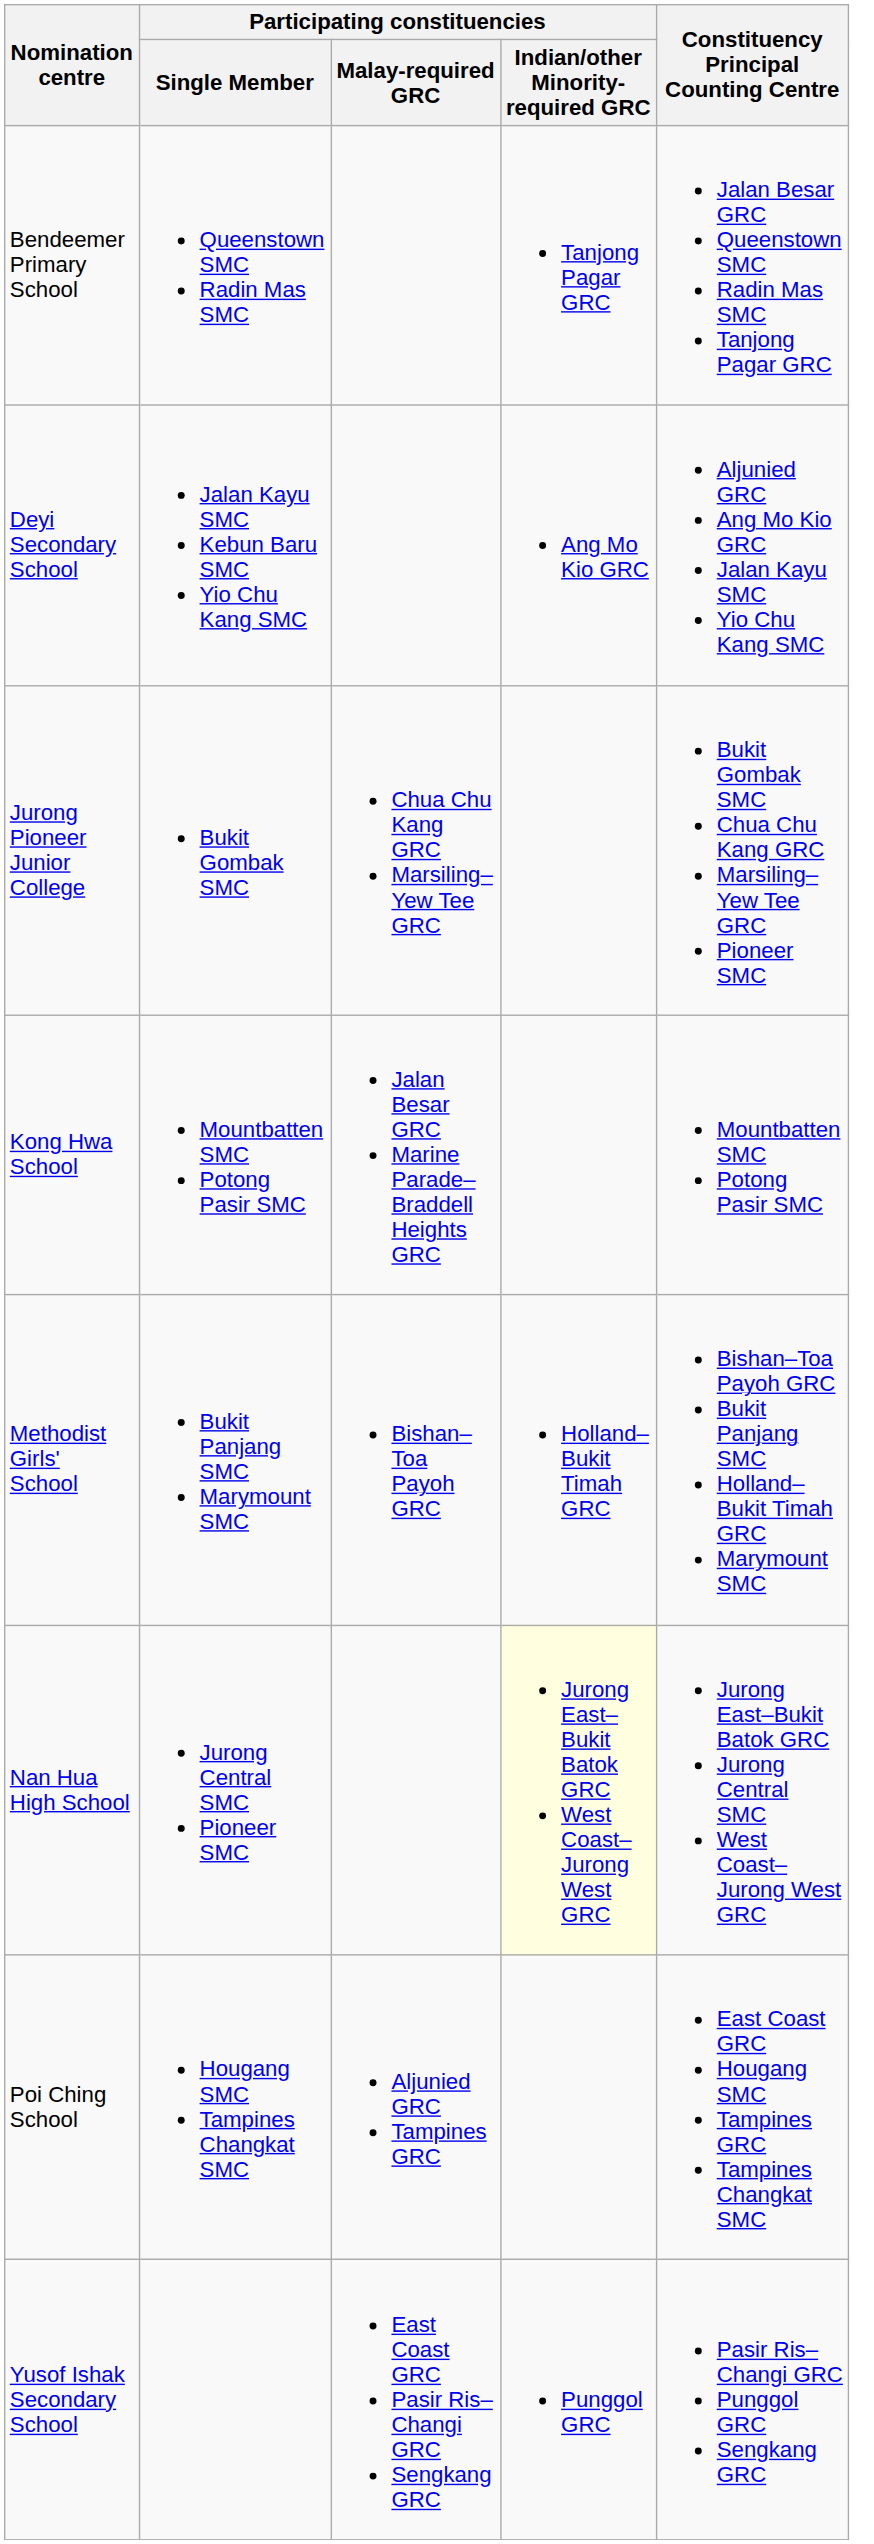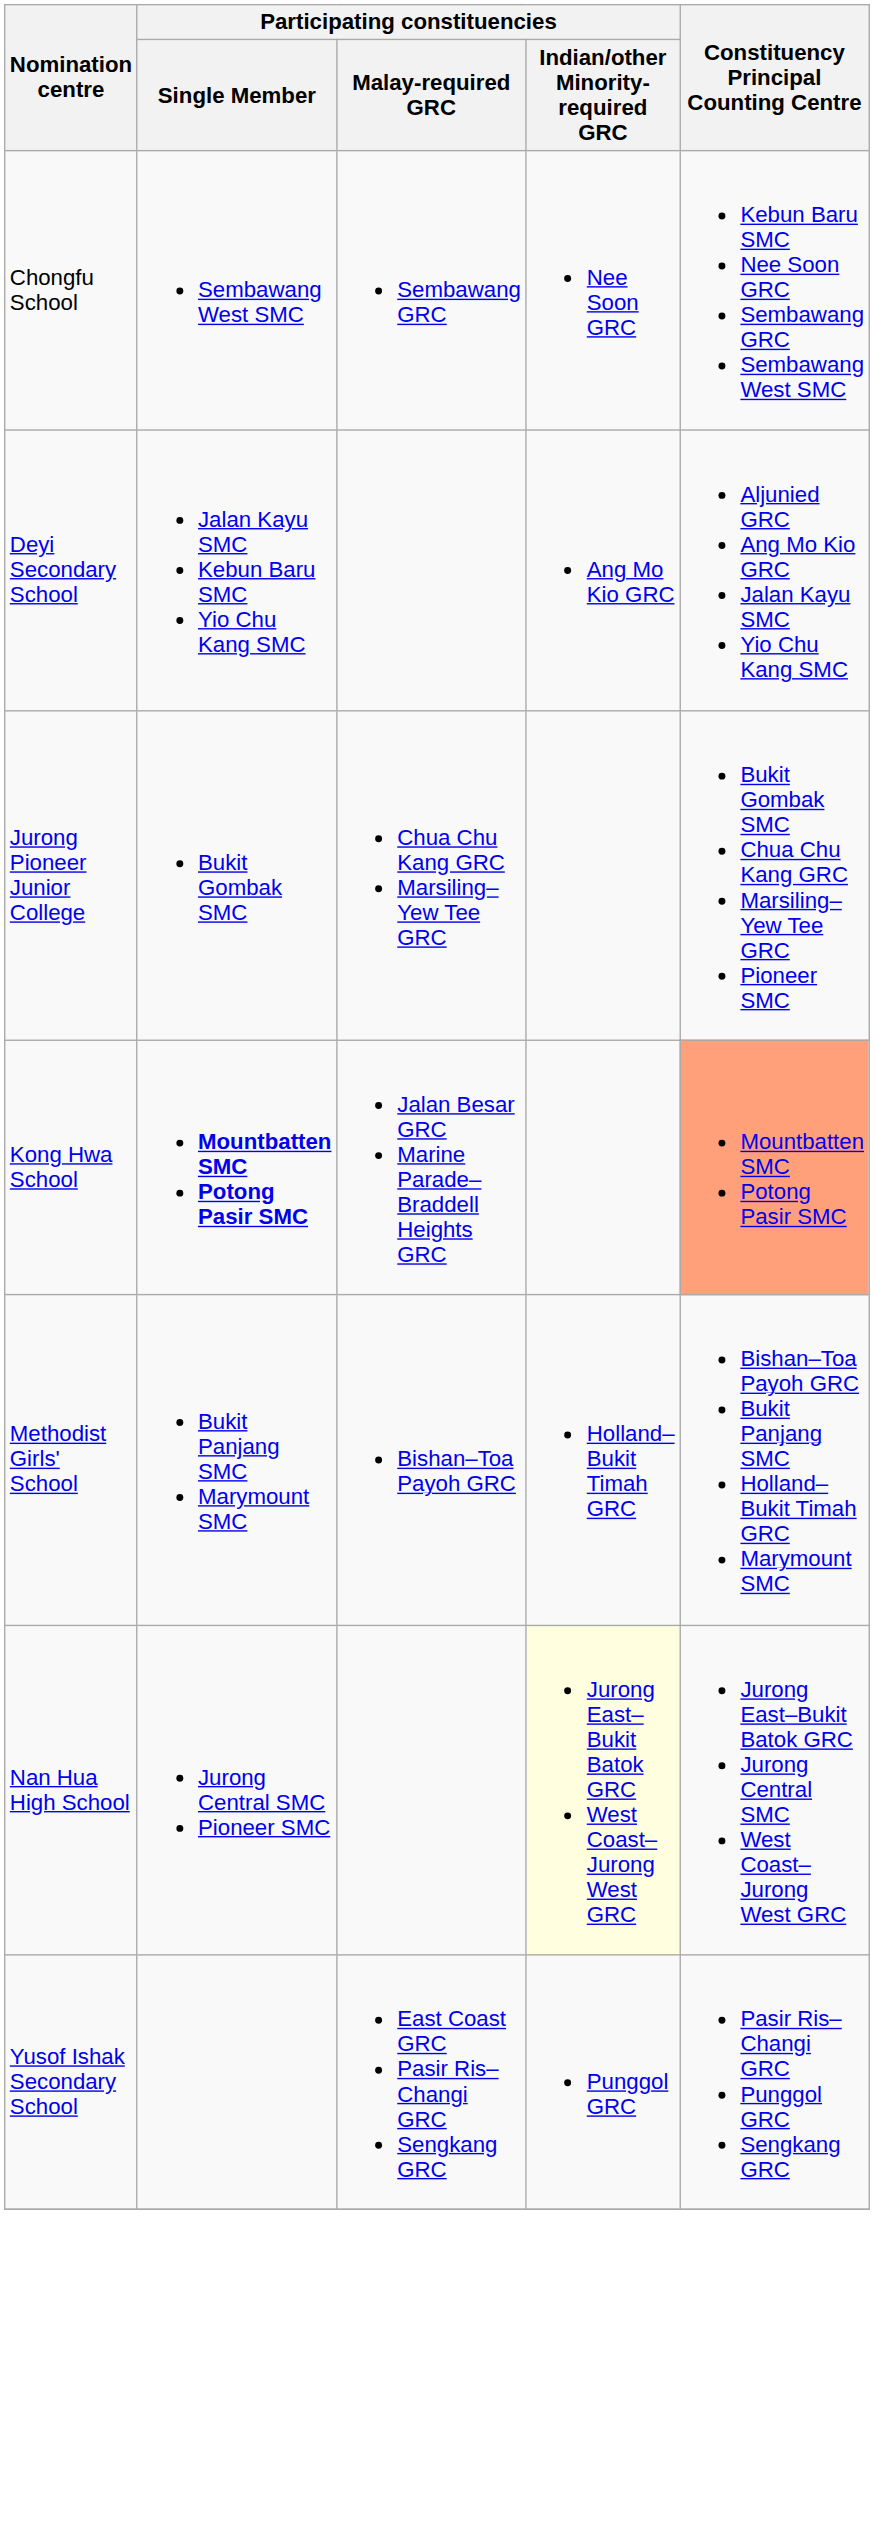- row: (67, 265)
+ row: (52, 290)
(235, 1168) normal -> (237, 1180) bold
(752, 1168) no background -> (774, 1180) lightsalmon background
- row: (58, 2107)
